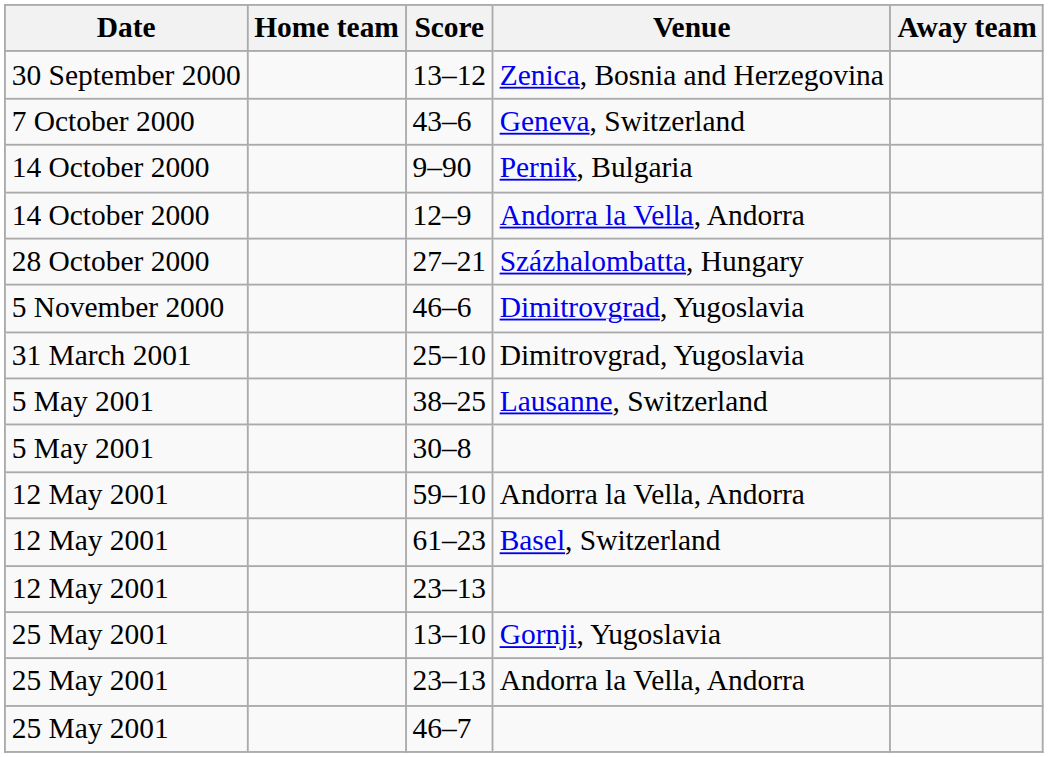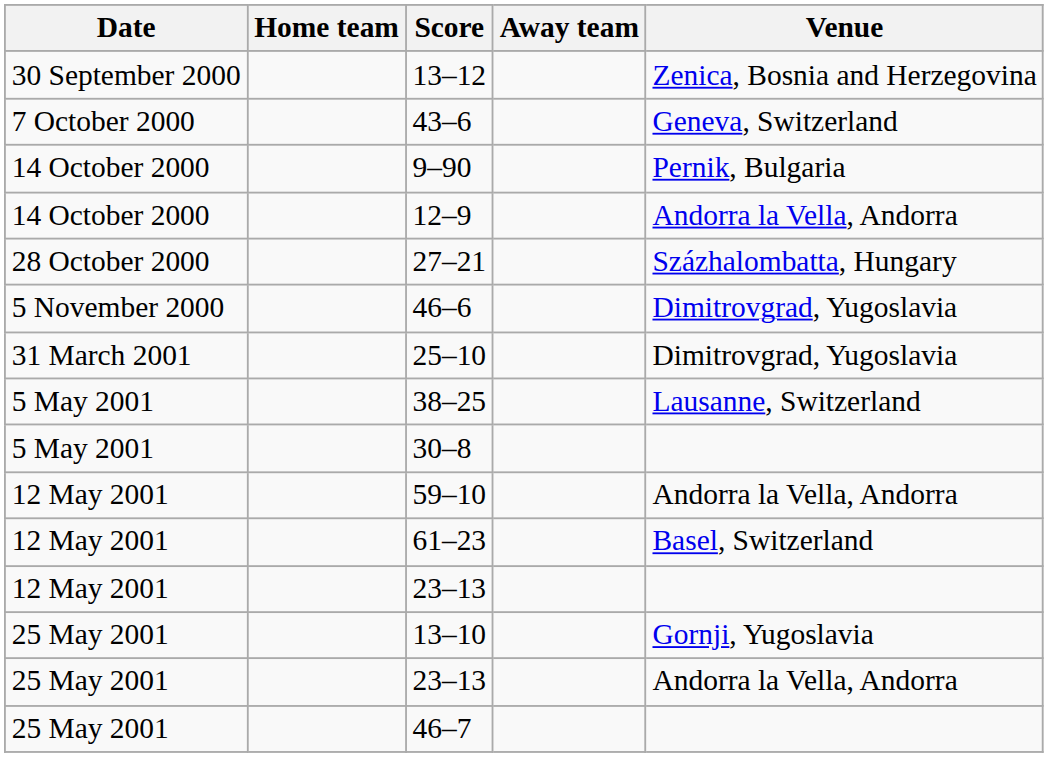columns swapped: (967, 27) <-> (692, 27)
